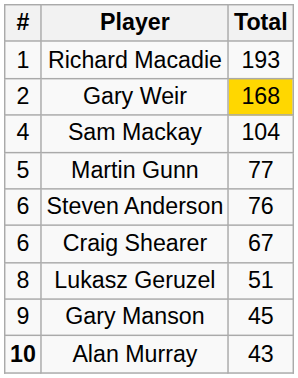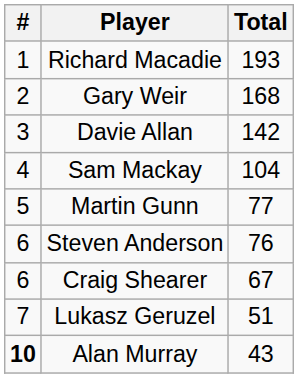(261, 96) gold background -> (261, 96) no background
+ row: (135, 133)
(23, 280) 8 -> (23, 317) 7
- row: (135, 317)
